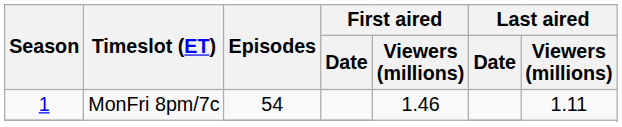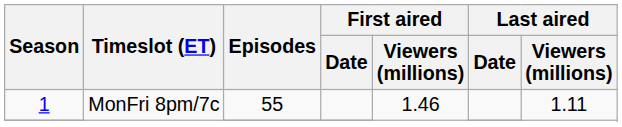(272, 104) 54 -> (272, 104) 55
